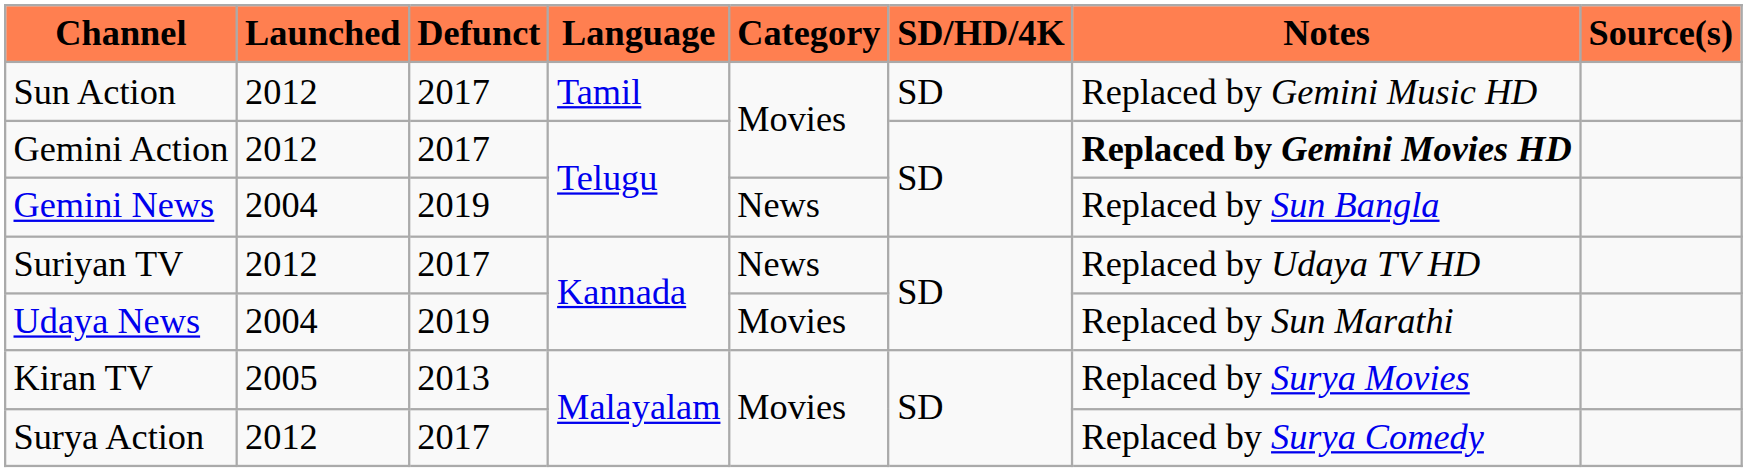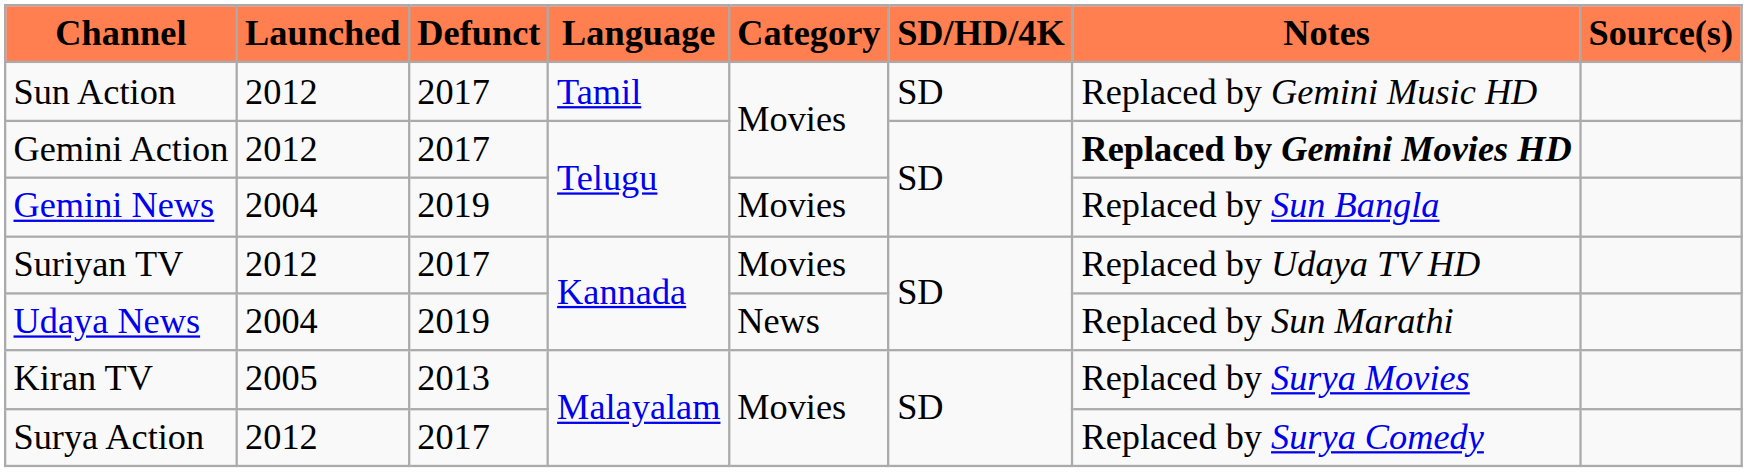(779, 206) News -> (792, 206) Movies
(779, 263) News -> (792, 263) Movies
(792, 321) Movies -> (779, 321) News
